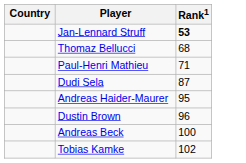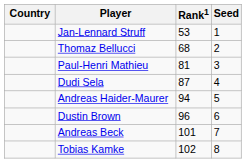+ column: (226, 14)
(184, 32) bold -> (184, 32) normal
(184, 65) 71 -> (184, 65) 81
(184, 99) 95 -> (184, 99) 94
(187, 132) 100 -> (187, 132) 101
